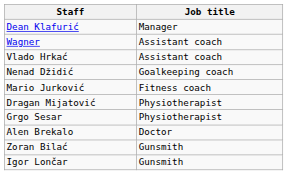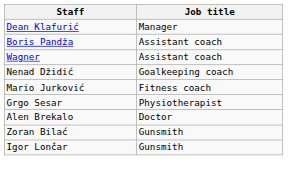+ row: (40, 42)
- row: (37, 57)
- row: (51, 102)
